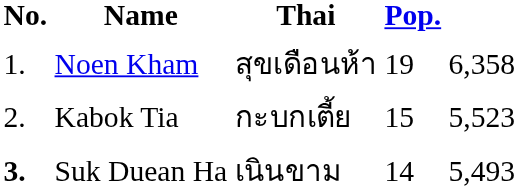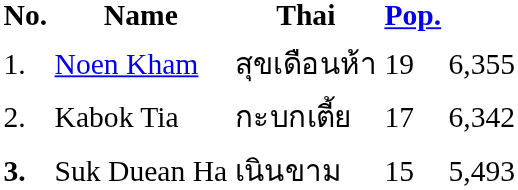(482, 62) 6,358 -> (482, 62) 6,355
(399, 116) 15 -> (399, 116) 17
(482, 116) 5,523 -> (482, 116) 6,342
(399, 170) 14 -> (399, 170) 15
